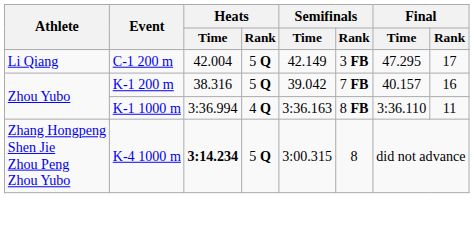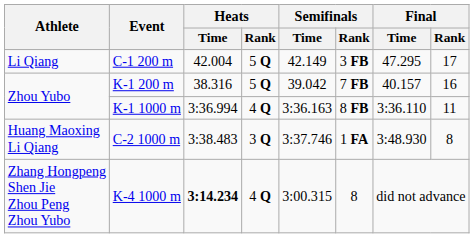+ row: (146, 139)
(260, 156) 5 Q -> (260, 196) 4 Q
